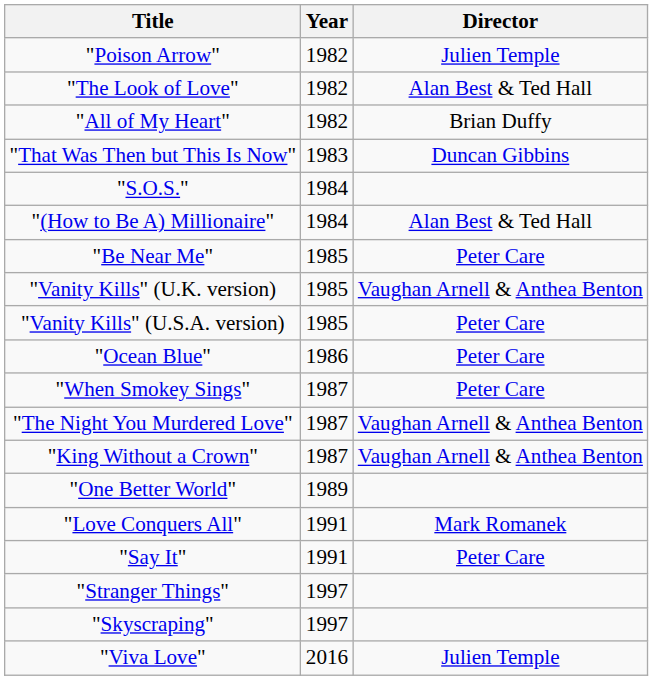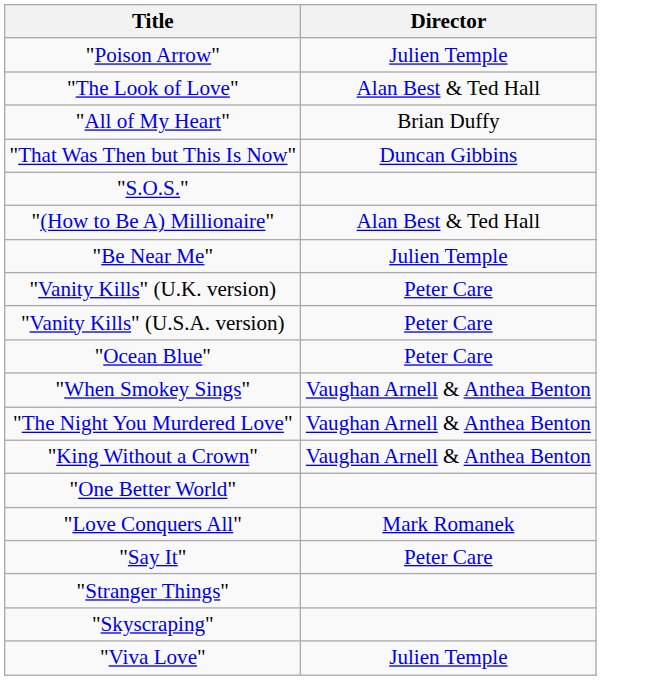- column: (327, 21)
(500, 255) Peter Care -> (448, 255) Julien Temple
(500, 289) Vaughan Arnell & Anthea Benton -> (448, 289) Peter Care
(500, 389) Peter Care -> (448, 389) Vaughan Arnell & Anthea Benton
